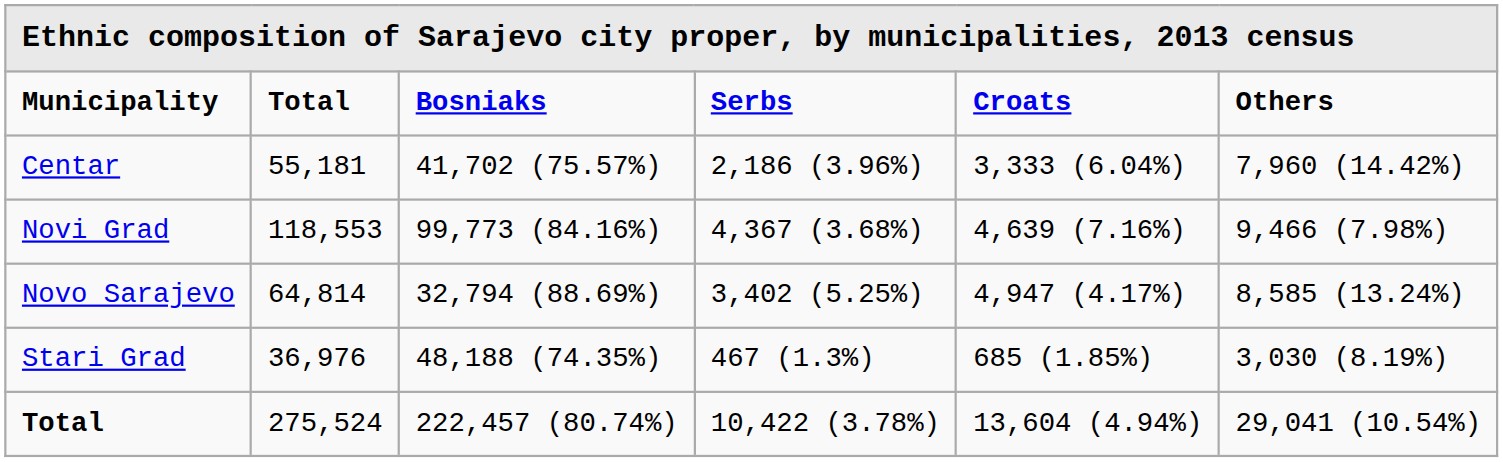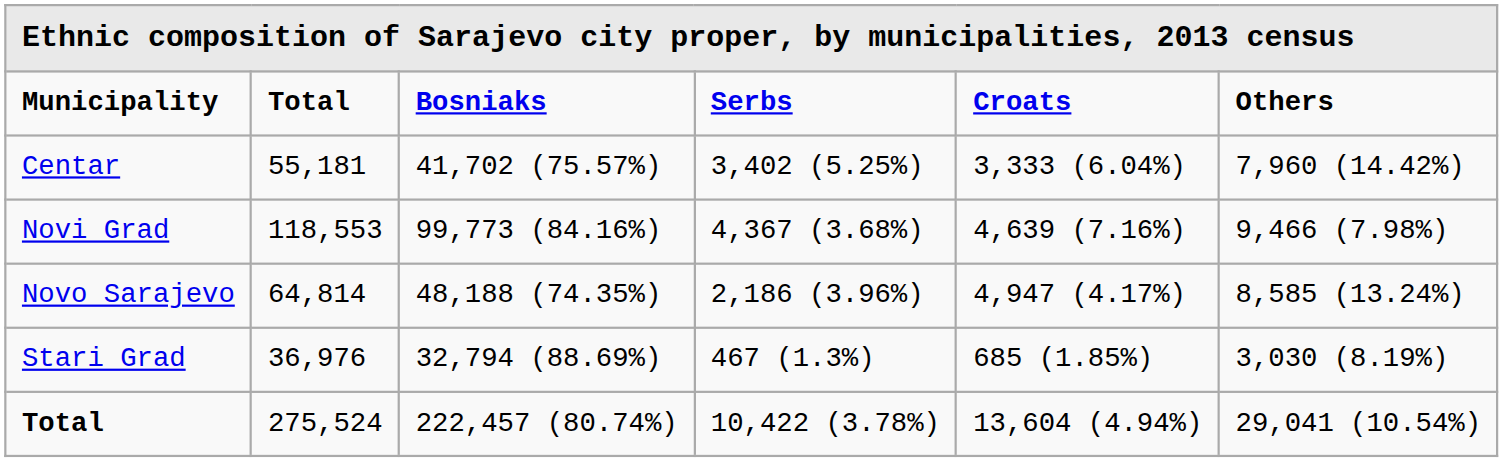(817, 168) 2,186 (3.96%) -> (817, 168) 3,402 (5.25%)
(538, 296) 32,794 (88.69%) -> (538, 296) 48,188 (74.35%)
(817, 296) 3,402 (5.25%) -> (817, 296) 2,186 (3.96%)
(538, 360) 48,188 (74.35%) -> (538, 360) 32,794 (88.69%)
